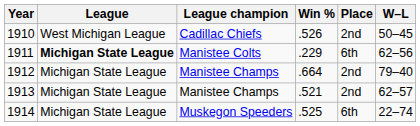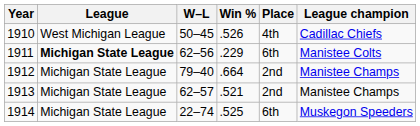columns swapped: (396, 14) <-> (236, 14)
(351, 33) 2nd -> (271, 33) 4th
